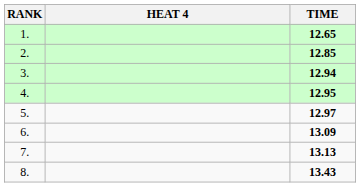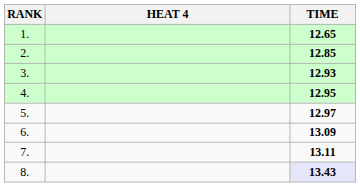(323, 73) 12.94 -> (323, 73) 12.93
(323, 152) 13.13 -> (323, 152) 13.11
(323, 172) no background -> (323, 172) lavender background
